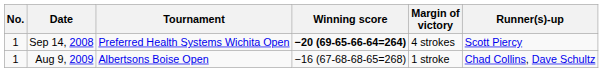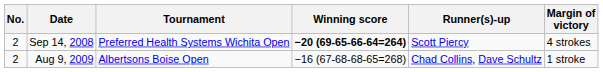columns swapped: (435, 19) <-> (530, 19)
(16, 42) 1 -> (16, 42) 2
(16, 59) 1 -> (16, 59) 2
